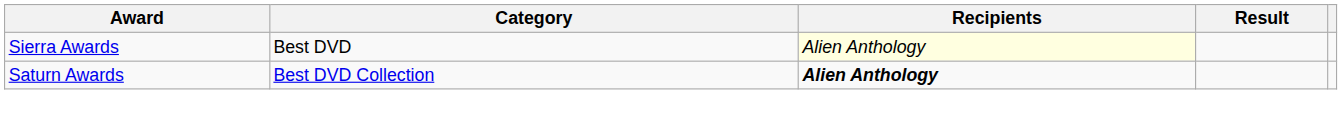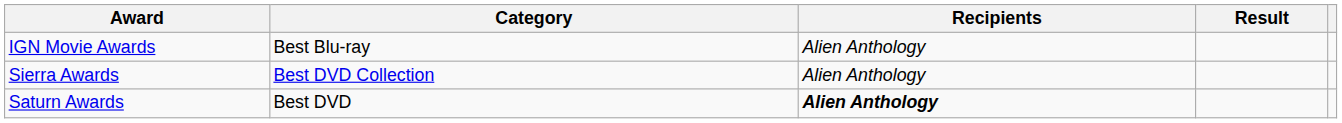+ row: (82, 46)
(312, 46) Best DVD -> (354, 74) Best DVD Collection
(864, 46) lightyellow background -> (864, 74) no background
(354, 74) Best DVD Collection -> (312, 103) Best DVD
